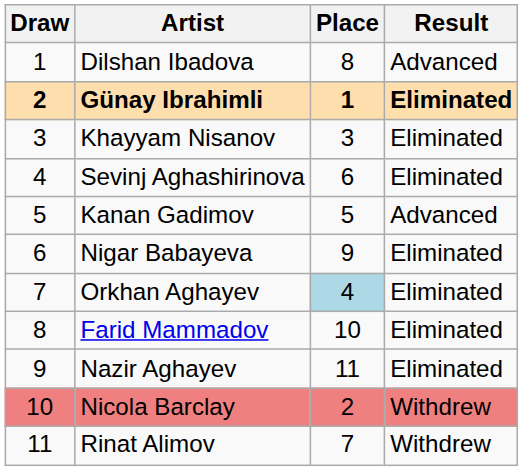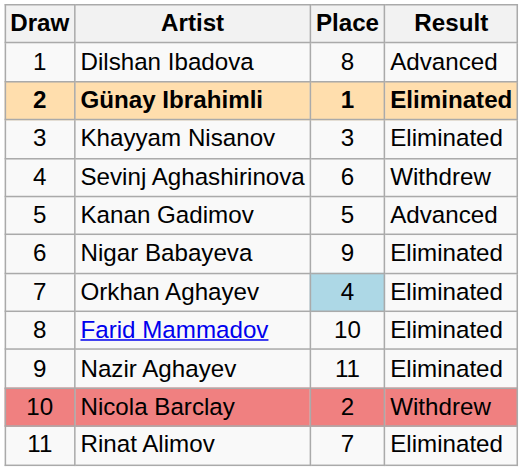(447, 176) Eliminated -> (441, 176) Withdrew
(441, 445) Withdrew -> (447, 445) Eliminated
